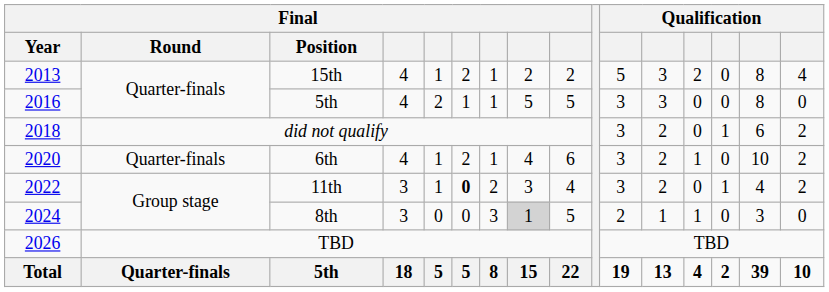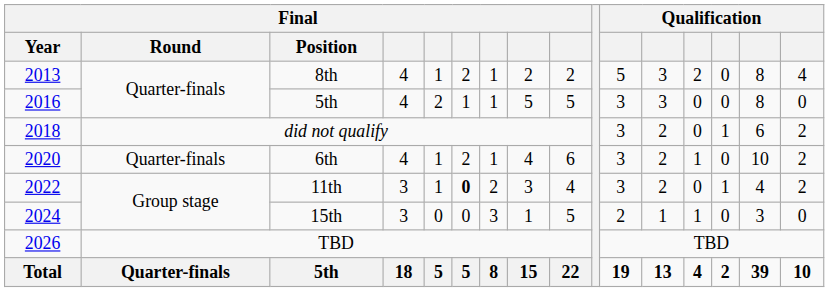(326, 74) 15th -> (326, 74) 8th
(326, 215) 8th -> (326, 215) 15th
(528, 215) lightgrey background -> (528, 215) no background
